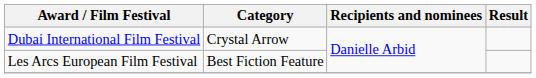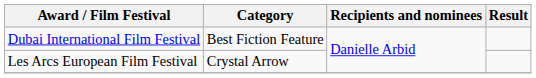(248, 38) Crystal Arrow -> (265, 38) Best Fiction Feature
(265, 61) Best Fiction Feature -> (248, 61) Crystal Arrow
